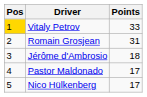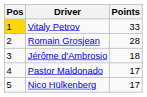(135, 41) 31 -> (135, 41) 28
